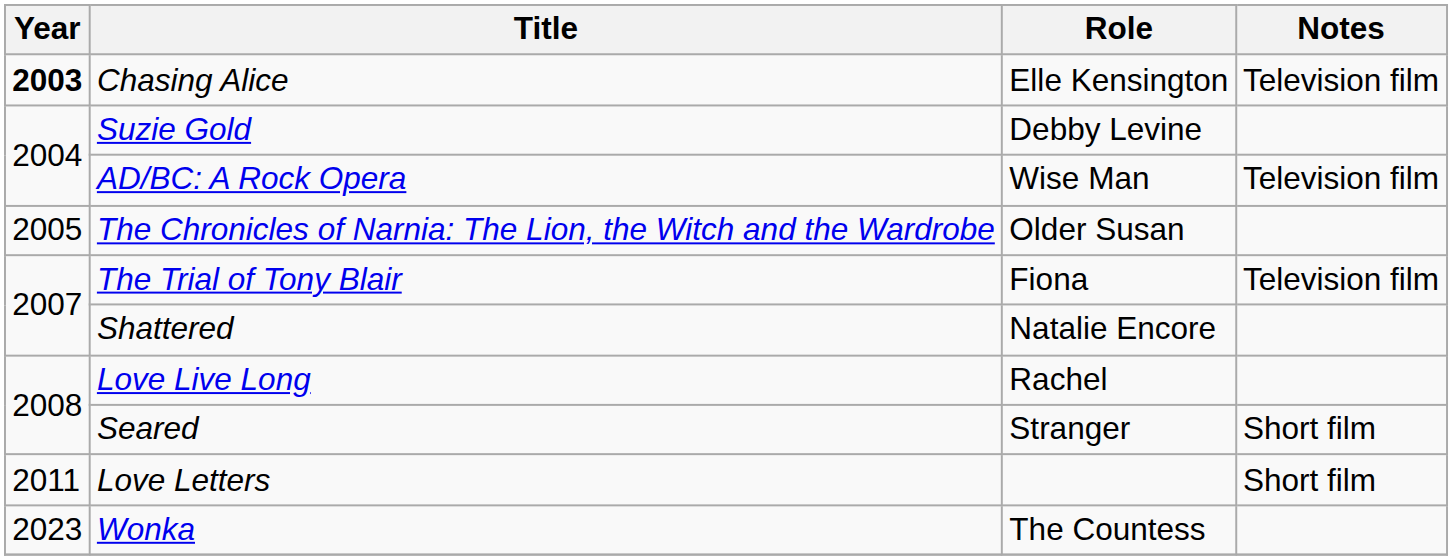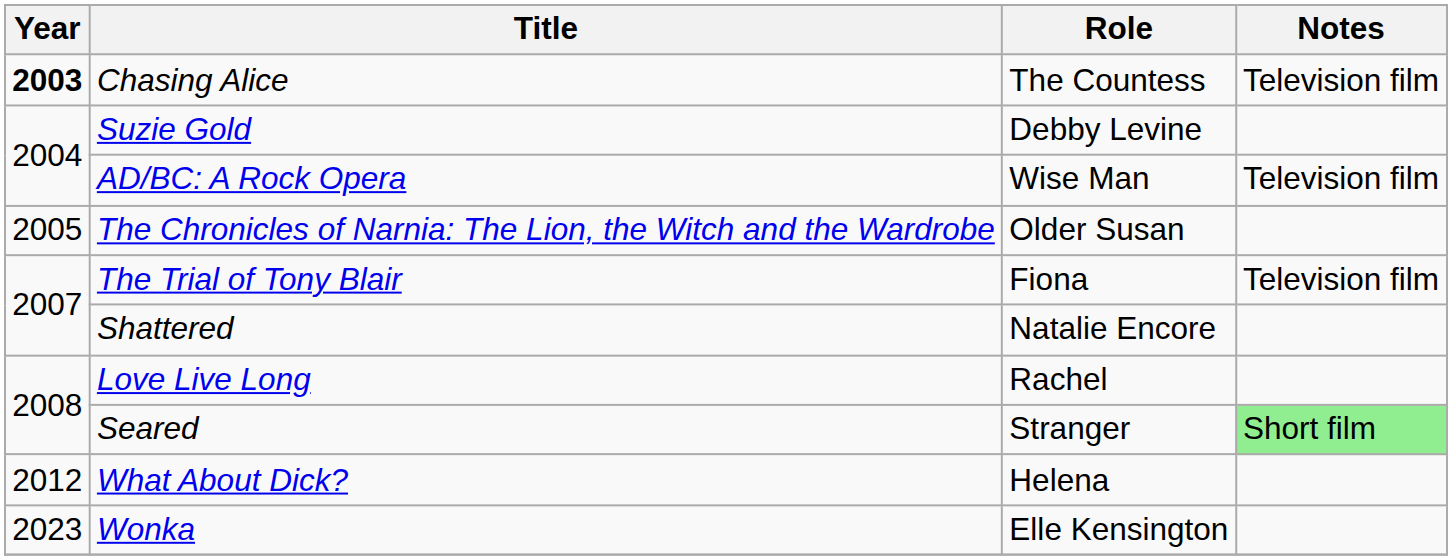(1119, 79) Elle Kensington -> (1107, 79) The Countess
(1309, 429) no background -> (1309, 429) lightgreen background
- row: (184, 479)
+ row: (222, 479)
(1107, 529) The Countess -> (1119, 529) Elle Kensington
